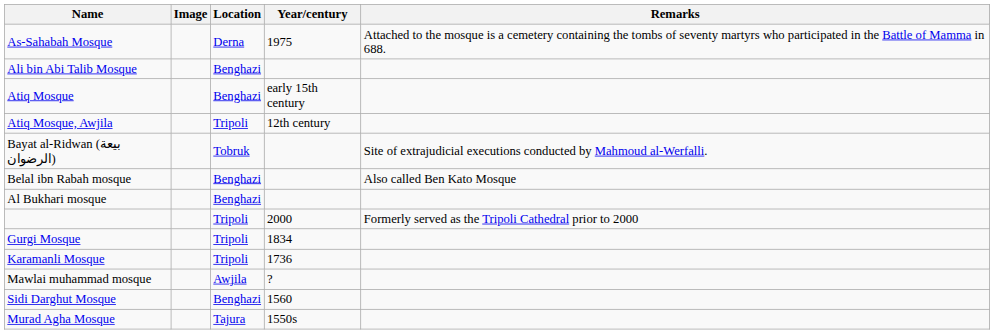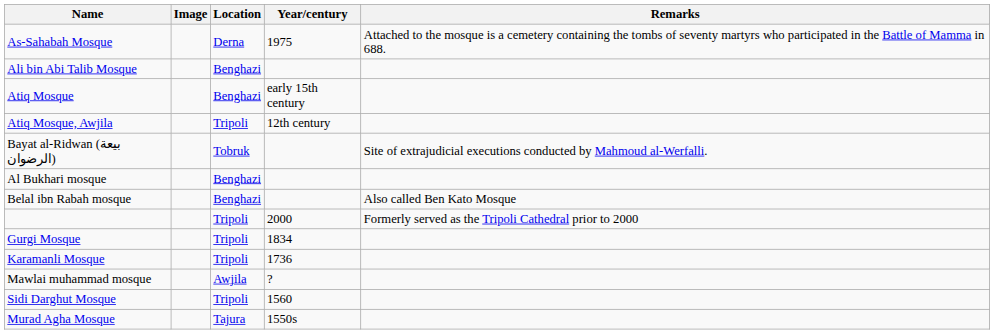rows swapped: (69, 179) <-> (57, 199)
(237, 299) Benghazi -> (231, 299) Tripoli
